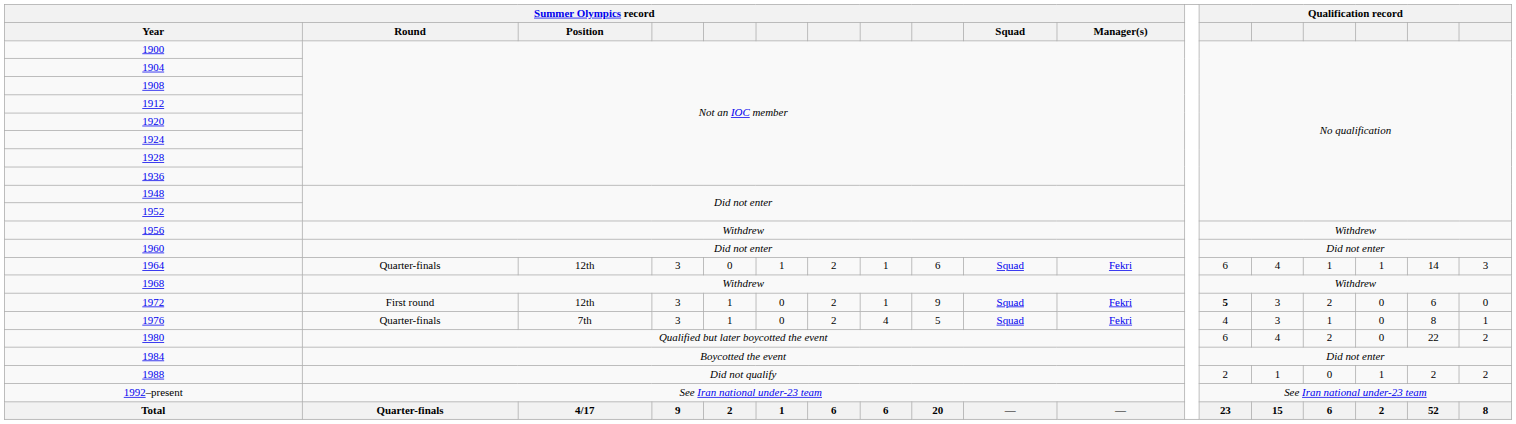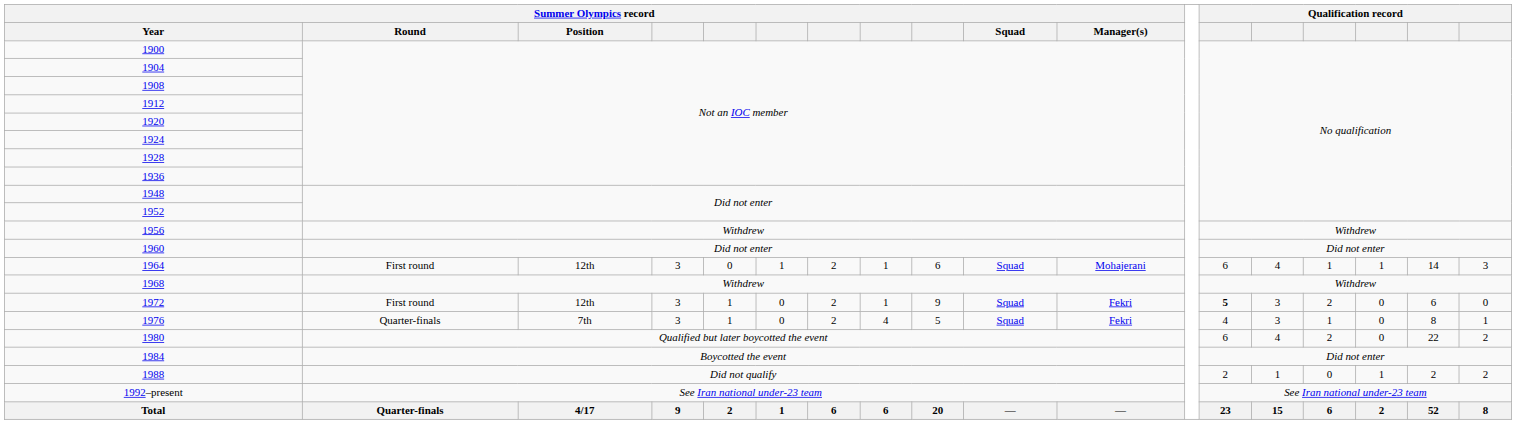(410, 266) Quarter-finals -> (410, 266) First round
(1121, 266) Fekri -> (1120, 266) Mohajerani
